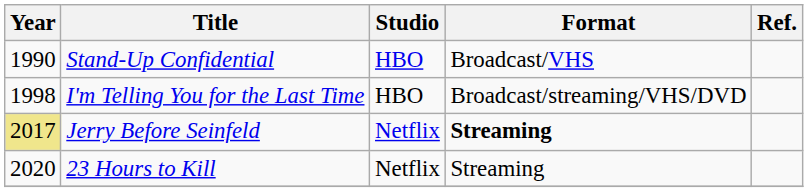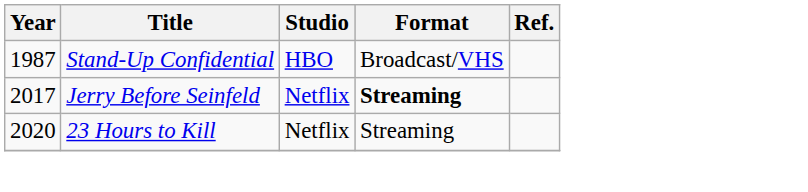(33, 58) 1990 -> (33, 58) 1987
- row: (215, 95)
(33, 131) khaki background -> (33, 95) no background
